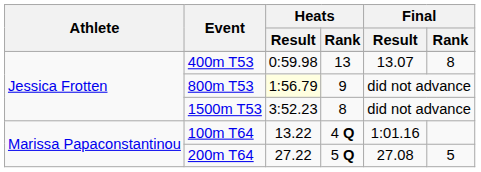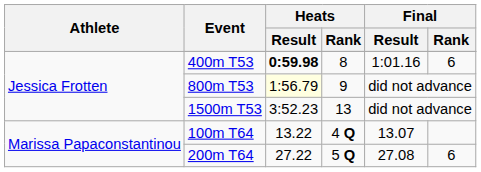(293, 63) normal -> (294, 63) bold
(343, 63) 13 -> (343, 63) 8
(395, 63) 13.07 -> (396, 63) 1:01.16
(450, 63) 8 -> (451, 63) 6
(343, 109) 8 -> (343, 109) 13
(395, 133) 1:01.16 -> (396, 133) 13.07
(450, 156) 5 -> (451, 156) 6
